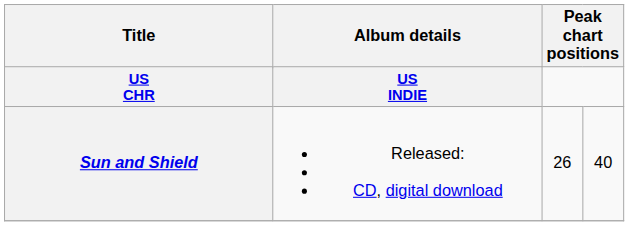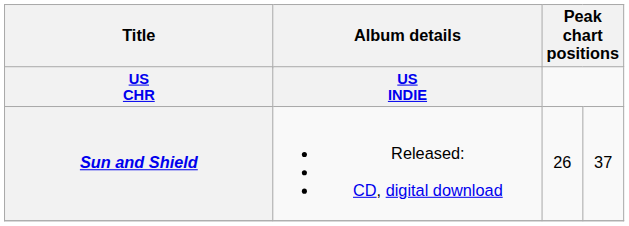(603, 163) 40 -> (603, 163) 37
